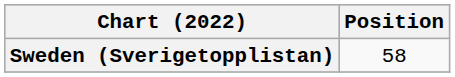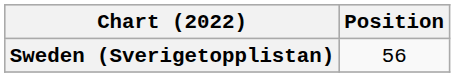(394, 56) 58 -> (394, 56) 56
